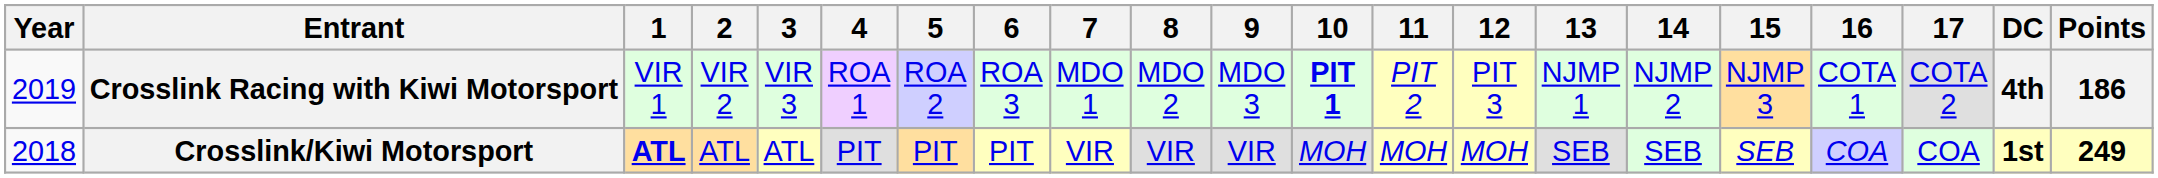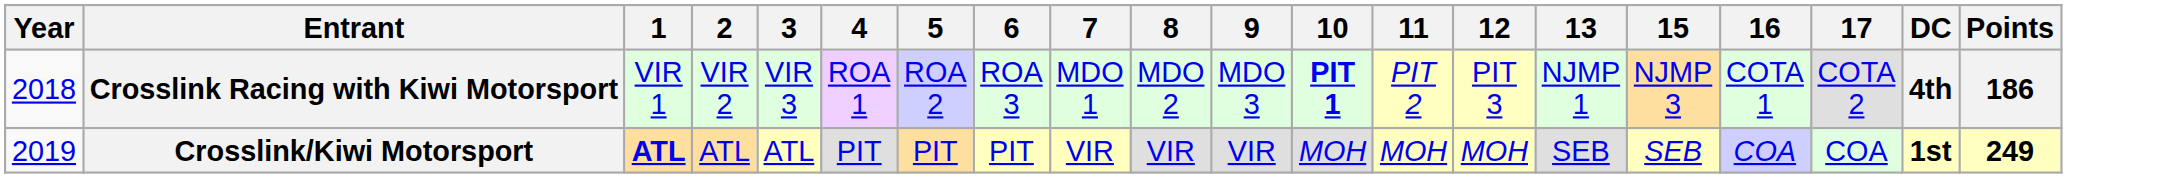- column: (1673, 27)
(44, 89) 2019 -> (44, 89) 2018
(44, 150) 2018 -> (44, 150) 2019
